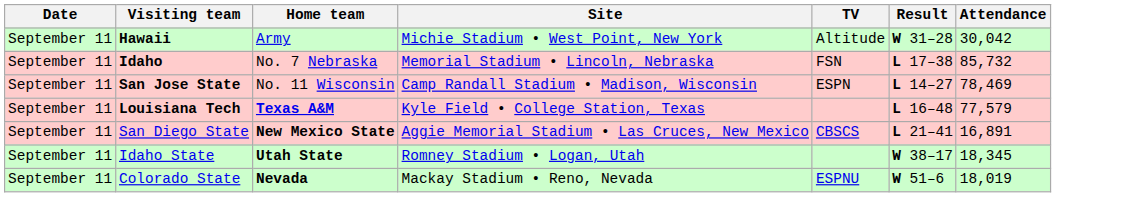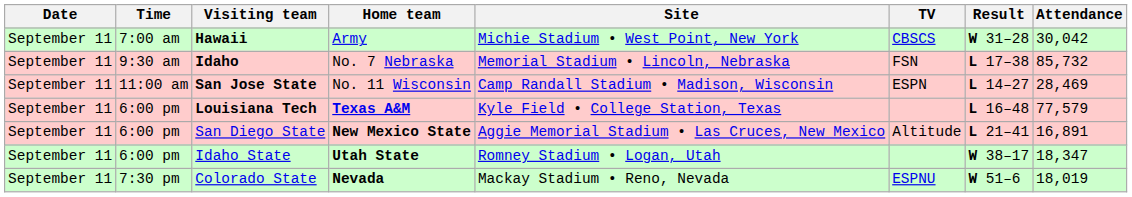+ column: (154, 17)
(851, 40) Altitude -> (914, 40) CBSCS
(986, 87) 78,469 -> (1062, 87) 28,469
(838, 133) CBSCS -> (927, 133) Altitude
(986, 157) 18,345 -> (1062, 157) 18,347
